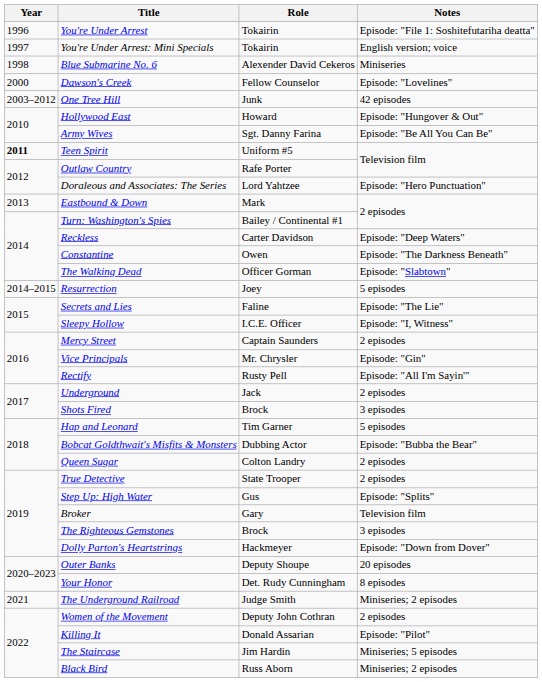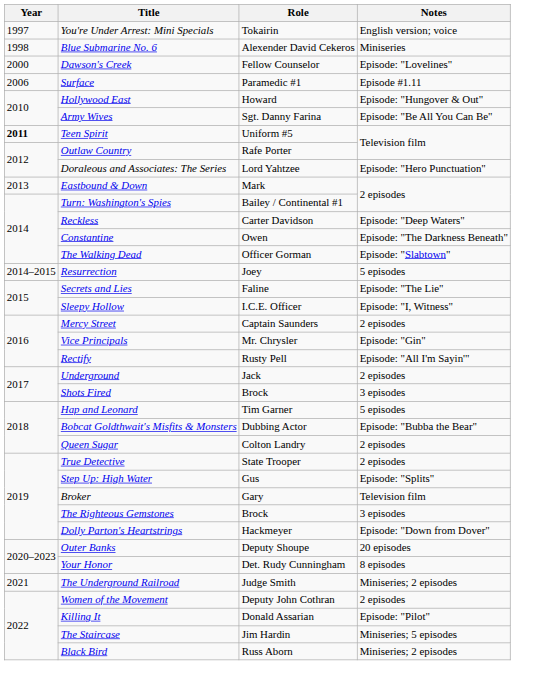- row: (104, 30)
- row: (91, 99)
+ row: (77, 82)
